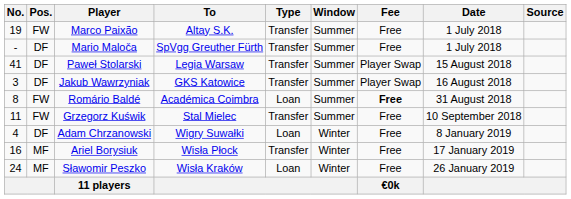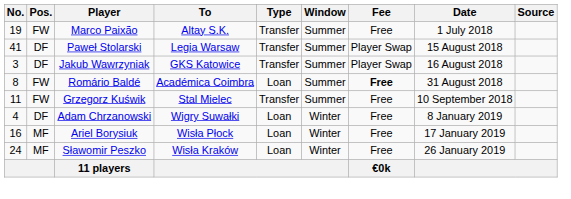- row: (104, 47)
(288, 151) Transfer -> (279, 133) Loan
